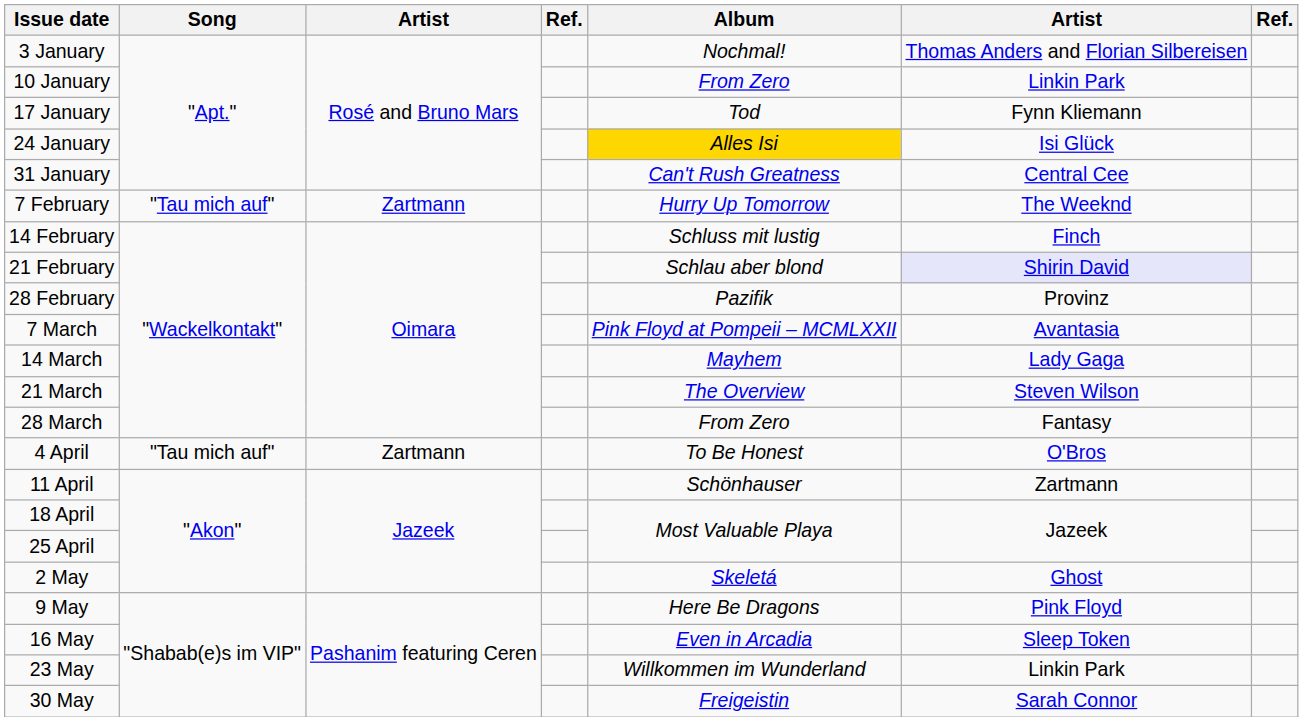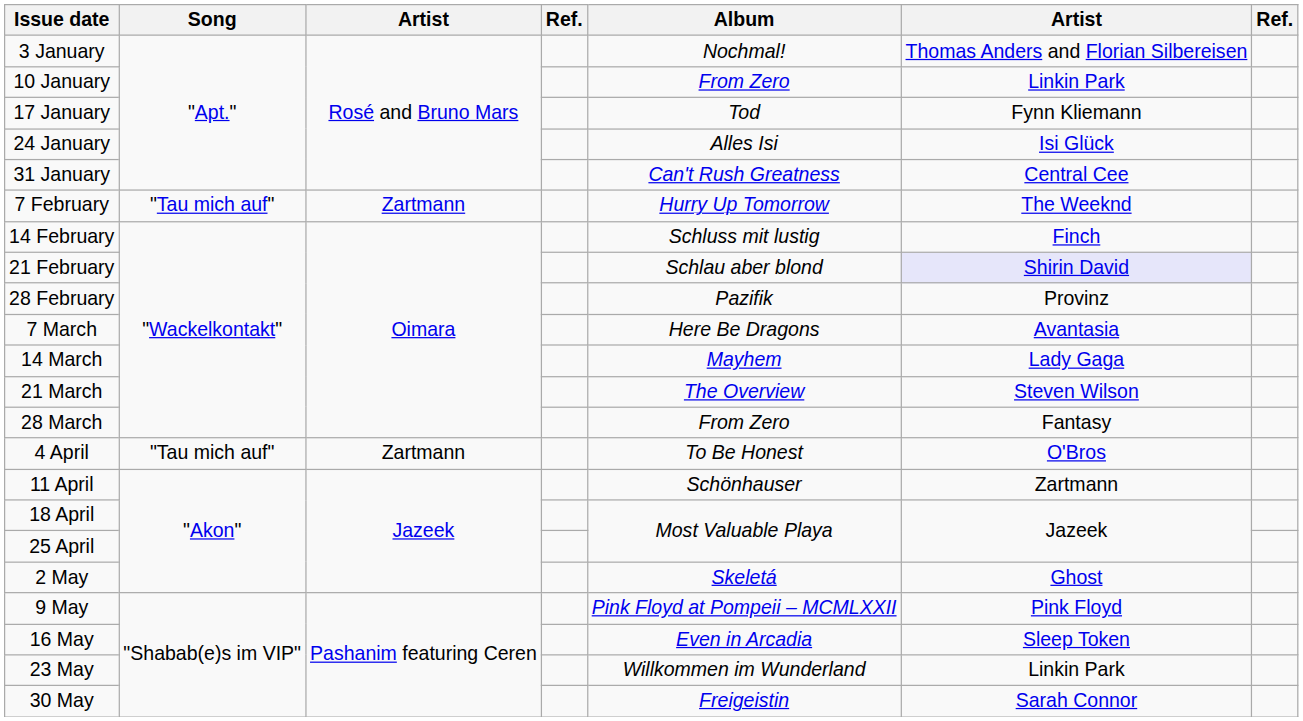(744, 143) gold background -> (744, 143) no background
(744, 329) Pink Floyd at Pompeii – MCMLXXII -> (744, 329) Here Be Dragons
(744, 608) Here Be Dragons -> (744, 608) Pink Floyd at Pompeii – MCMLXXII
